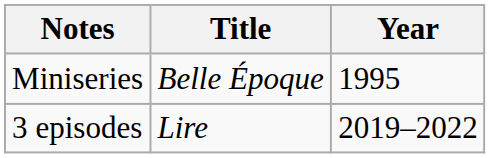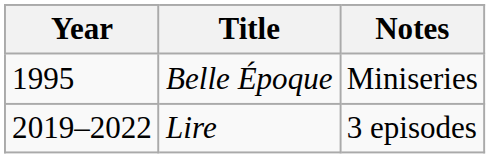columns swapped: (408, 29) <-> (78, 29)
